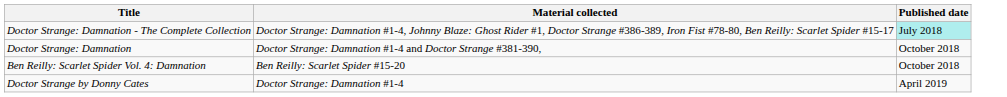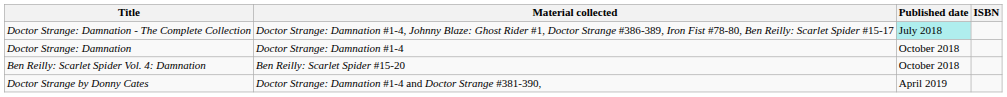+ column: (986, 13)
(399, 48) Doctor Strange: Damnation #1-4 and Doctor Strange #381-390, -> (330, 48) Doctor Strange: Damnation #1-4
(330, 83) Doctor Strange: Damnation #1-4 -> (399, 83) Doctor Strange: Damnation #1-4 and Doctor Strange #381-390,
